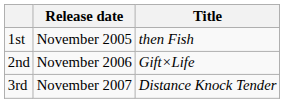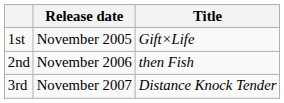(166, 39) then Fish -> (167, 39) Gift×Life
(167, 62) Gift×Life -> (166, 62) then Fish
